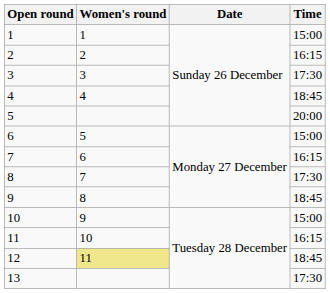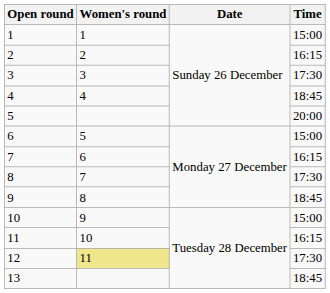(308, 258) 18:45 -> (308, 258) 17:30
(308, 278) 17:30 -> (308, 278) 18:45
